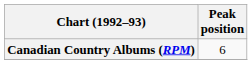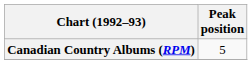(222, 49) 6 -> (222, 49) 5
